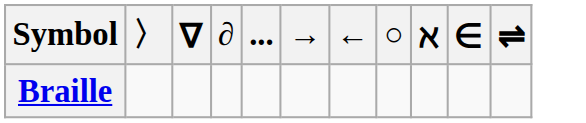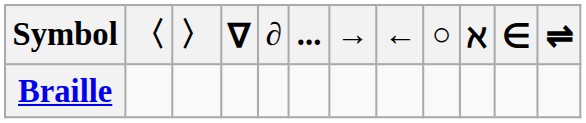+ column: (149, 33)
